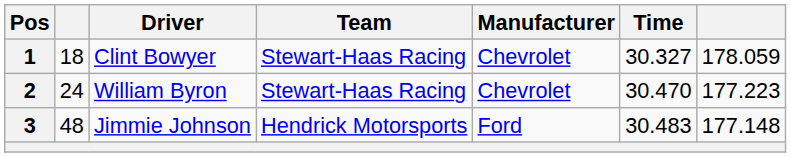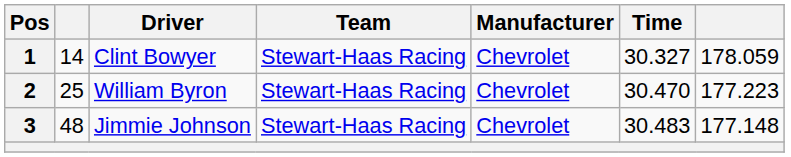(72, 57) 18 -> (72, 57) 14
(72, 91) 24 -> (72, 91) 25
(364, 125) Hendrick Motorsports -> (364, 125) Stewart-Haas Racing
(500, 125) Ford -> (523, 125) Chevrolet
